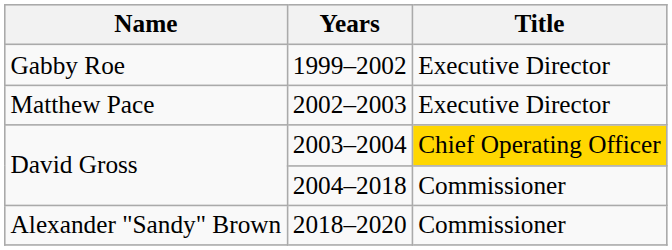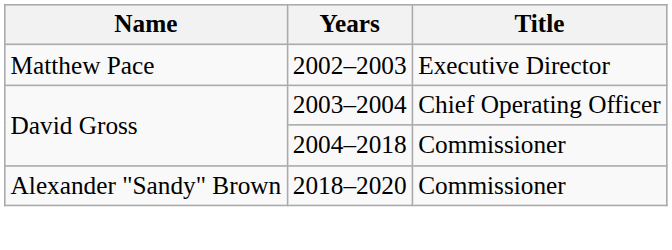- row: (350, 64)
(539, 144) gold background -> (539, 104) no background
